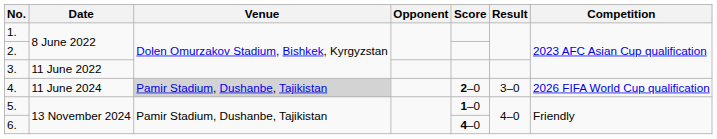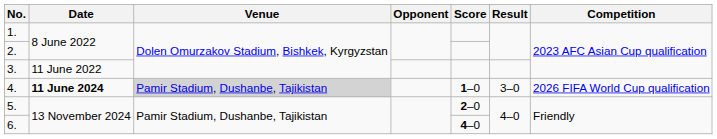(66, 88) normal -> (67, 88) bold
(470, 88) 2–0 -> (470, 88) 1–0
(470, 106) 1–0 -> (470, 106) 2–0
